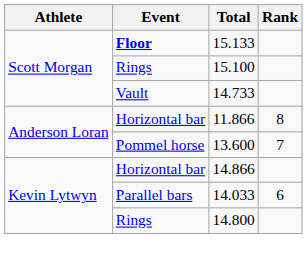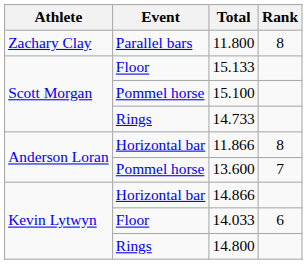+ row: (234, 43)
(134, 43) bold -> (133, 68) normal
(134, 68) Rings -> (160, 93) Pommel horse
(132, 93) Vault -> (134, 119) Rings
(154, 195) Parallel bars -> (133, 220) Floor
